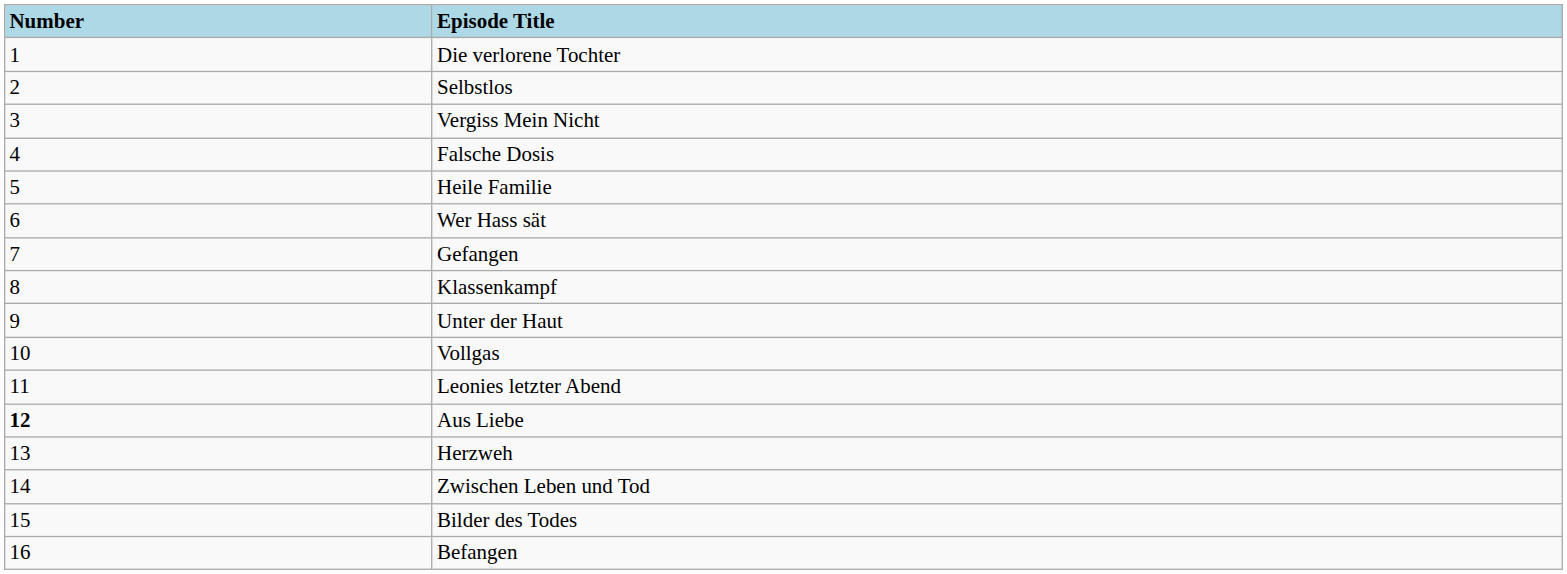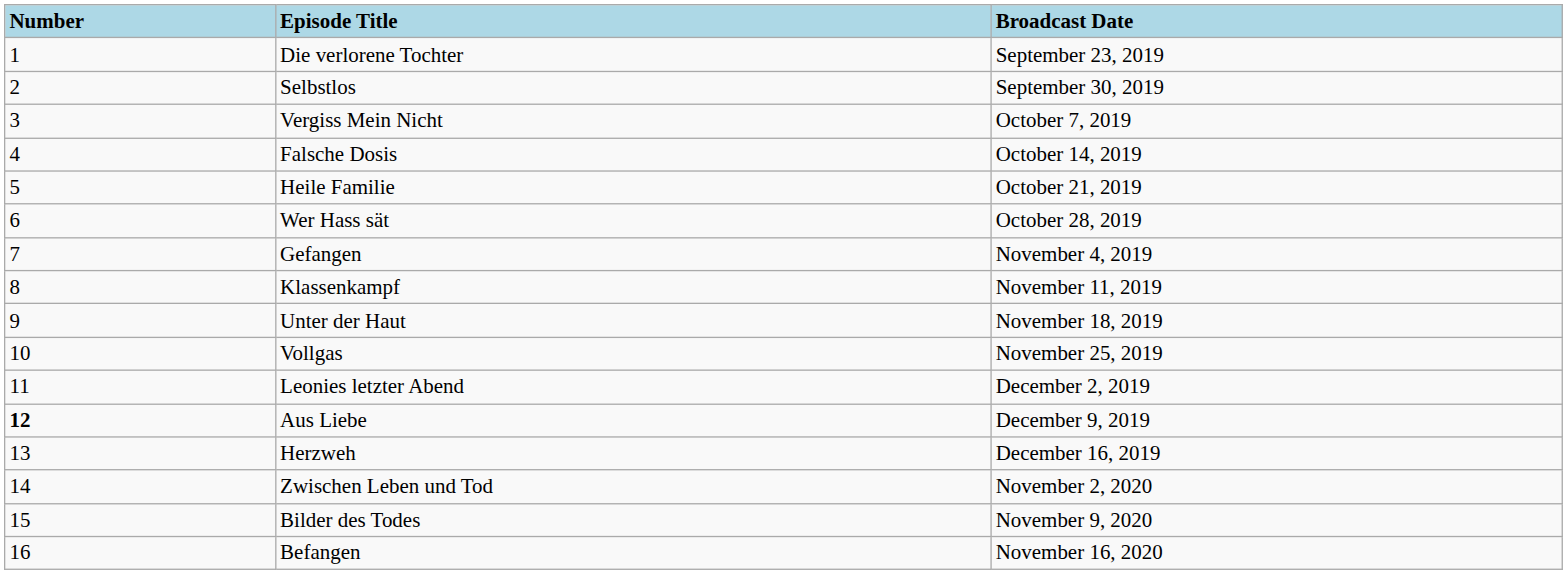+ column: (1064, 21)
